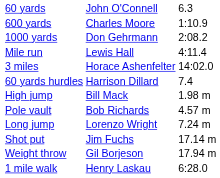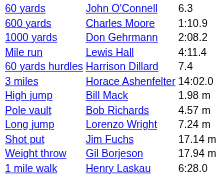rows swapped: (22, 67) <-> (44, 81)
